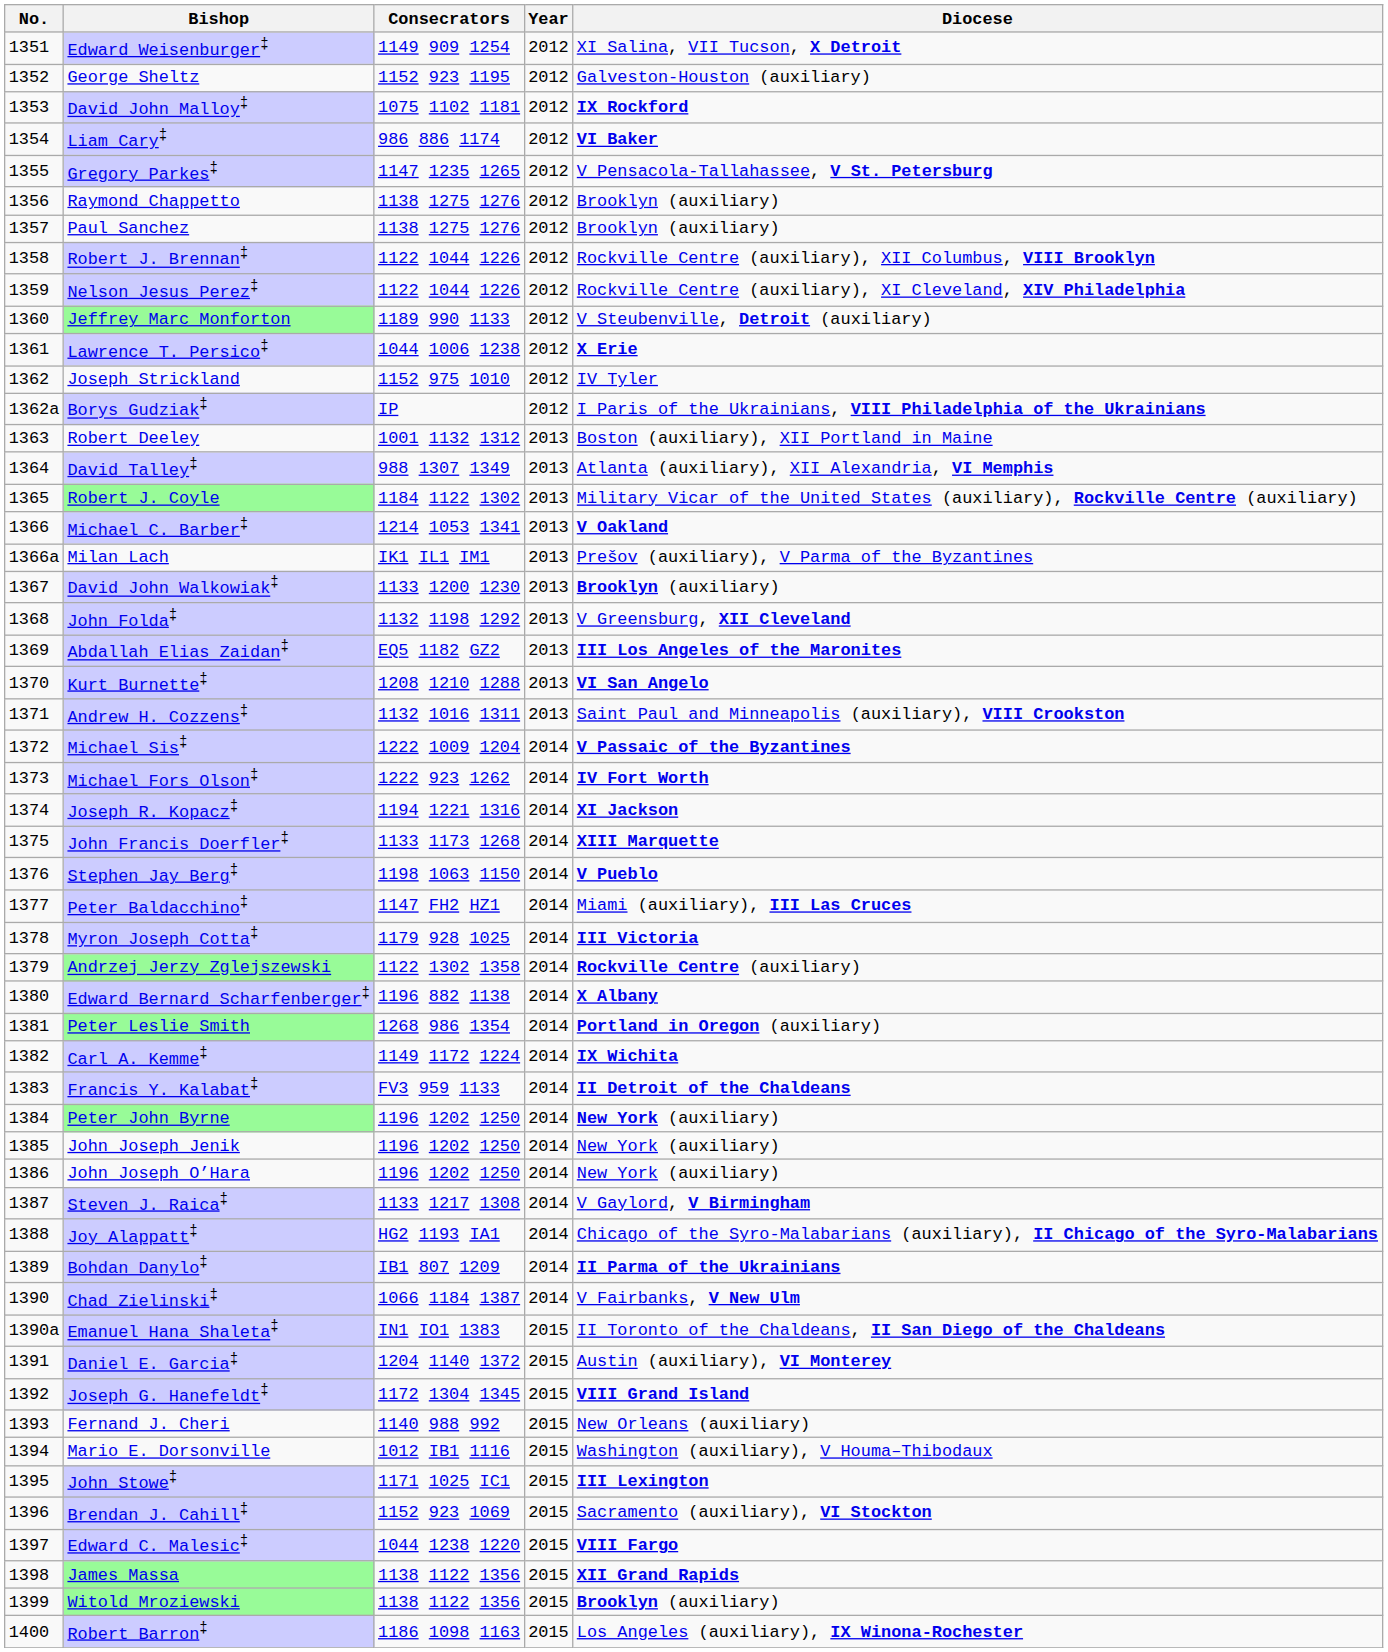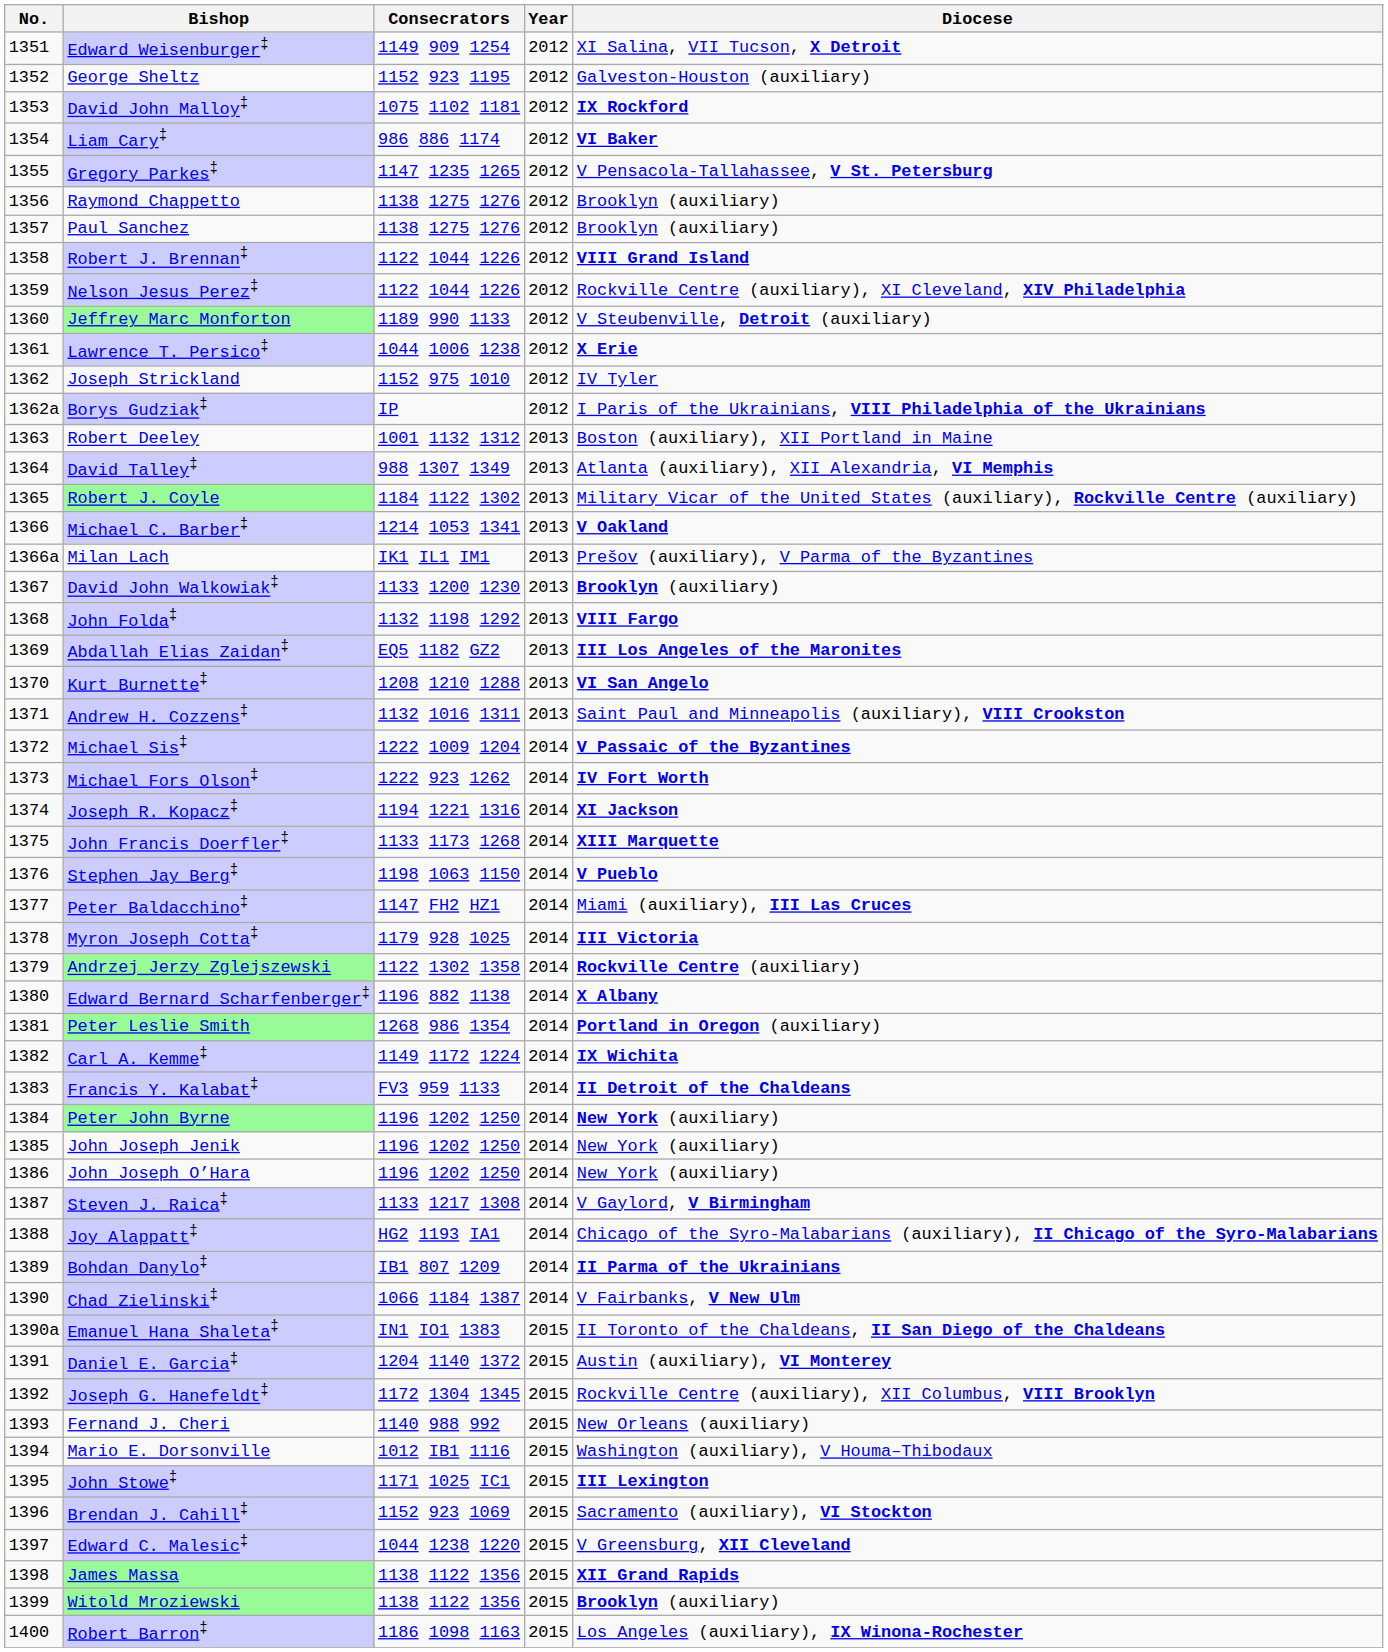(866, 258) Rockville Centre (auxiliary), XII Columbus, VIII Brooklyn -> (663, 258) VIII Grand Island
(714, 619) V Greensburg, XII Cleveland -> (628, 619) VIII Fargo
(663, 1394) VIII Grand Island -> (866, 1394) Rockville Centre (auxiliary), XII Columbus, VIII Brooklyn
(628, 1545) VIII Fargo -> (714, 1545) V Greensburg, XII Cleveland
